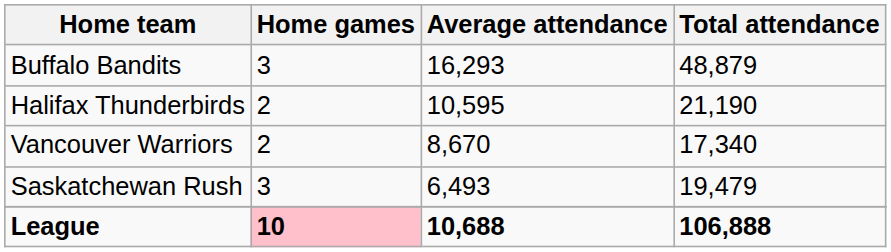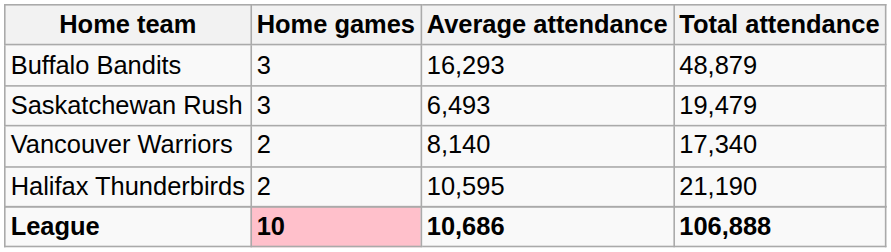rows swapped: (128, 105) <-> (127, 186)
(459, 145) 8,670 -> (459, 145) 8,140
(466, 226) 10,688 -> (466, 226) 10,686
